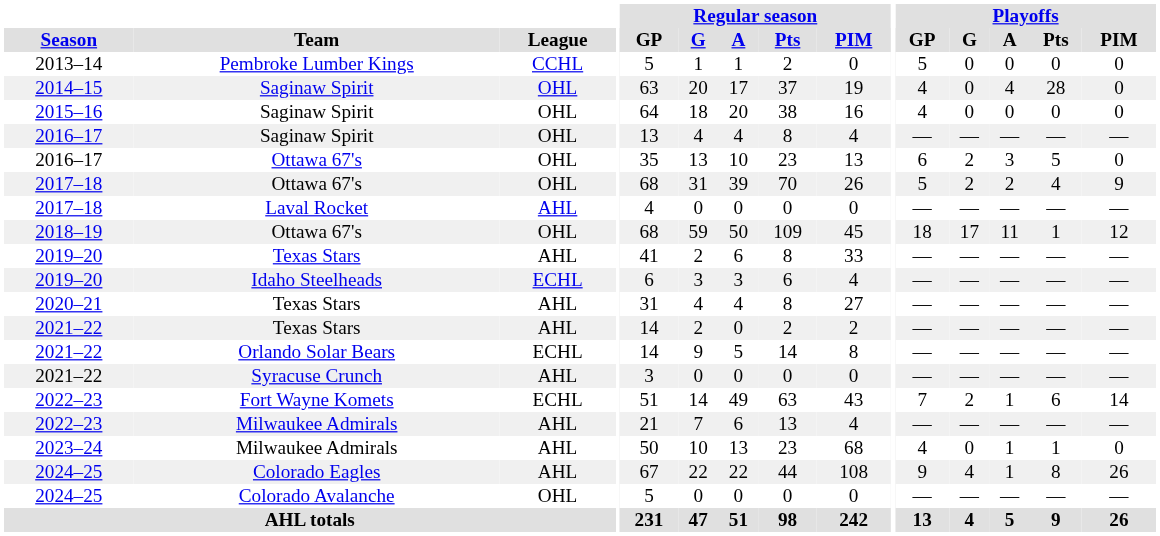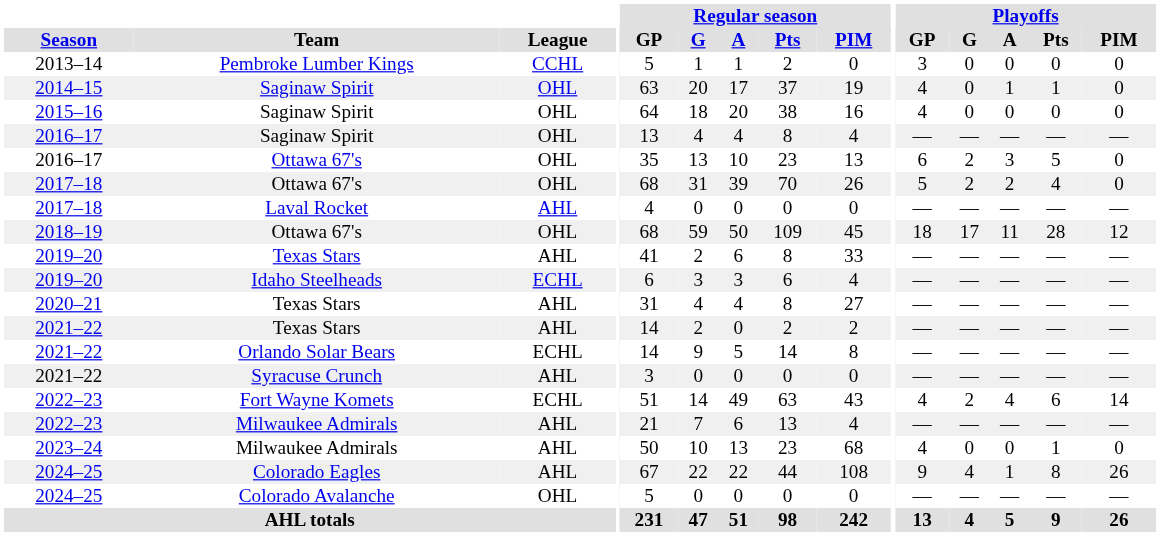(922, 63) 5 -> (922, 63) 3
(1010, 87) 4 -> (1010, 87) 1
(1056, 87) 28 -> (1056, 87) 1
(1119, 183) 9 -> (1119, 183) 0
(1056, 231) 1 -> (1056, 231) 28
(922, 399) 7 -> (922, 399) 4
(1010, 399) 1 -> (1010, 399) 4
(1010, 447) 1 -> (1010, 447) 0
